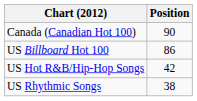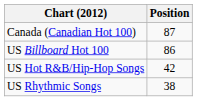(169, 31) 90 -> (169, 31) 87
